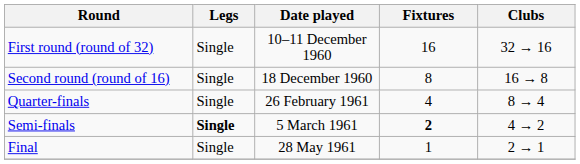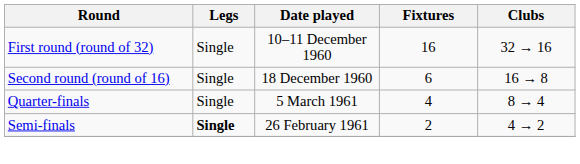(428, 78) 8 -> (428, 78) 6
(317, 101) 26 February 1961 -> (317, 101) 5 March 1961
(317, 124) 5 March 1961 -> (317, 124) 26 February 1961
(428, 124) bold -> (428, 124) normal
- row: (23, 147)
